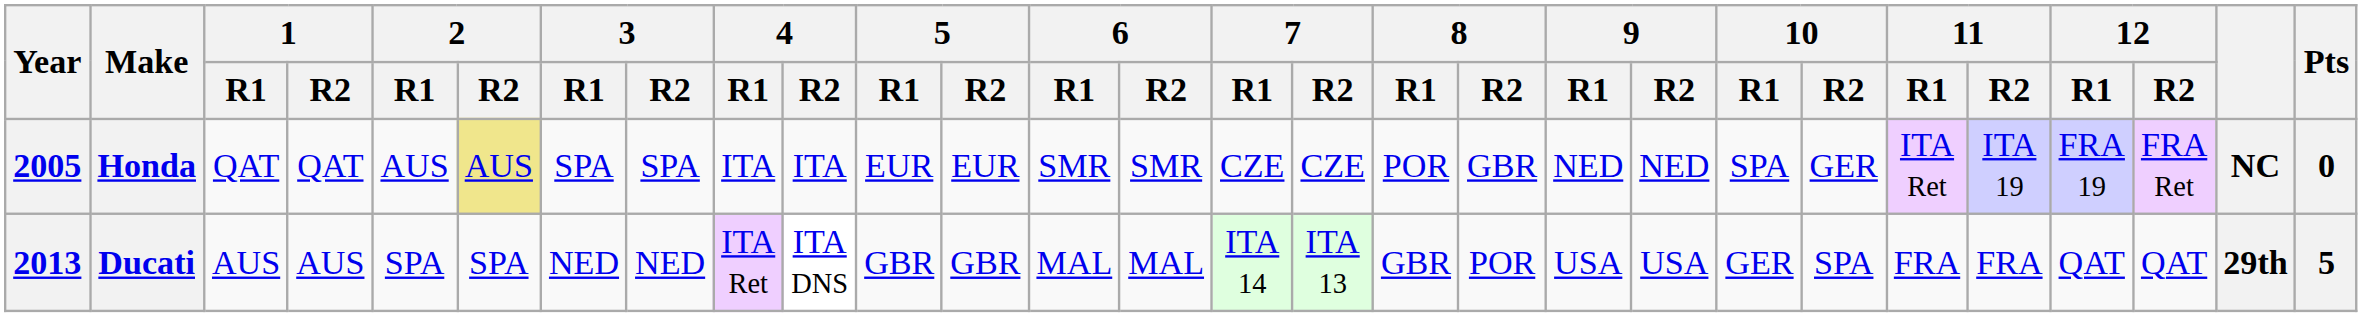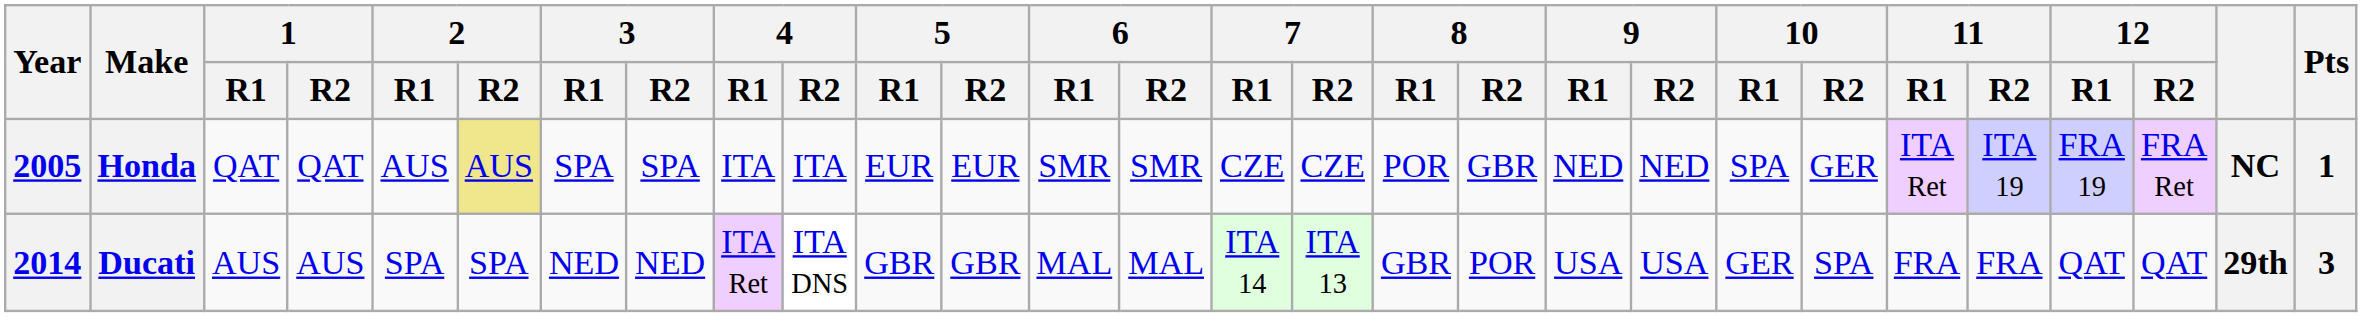(2326, 165) 0 -> (2326, 165) 1
(47, 262) 2013 -> (47, 262) 2014
(2326, 262) 5 -> (2326, 262) 3
